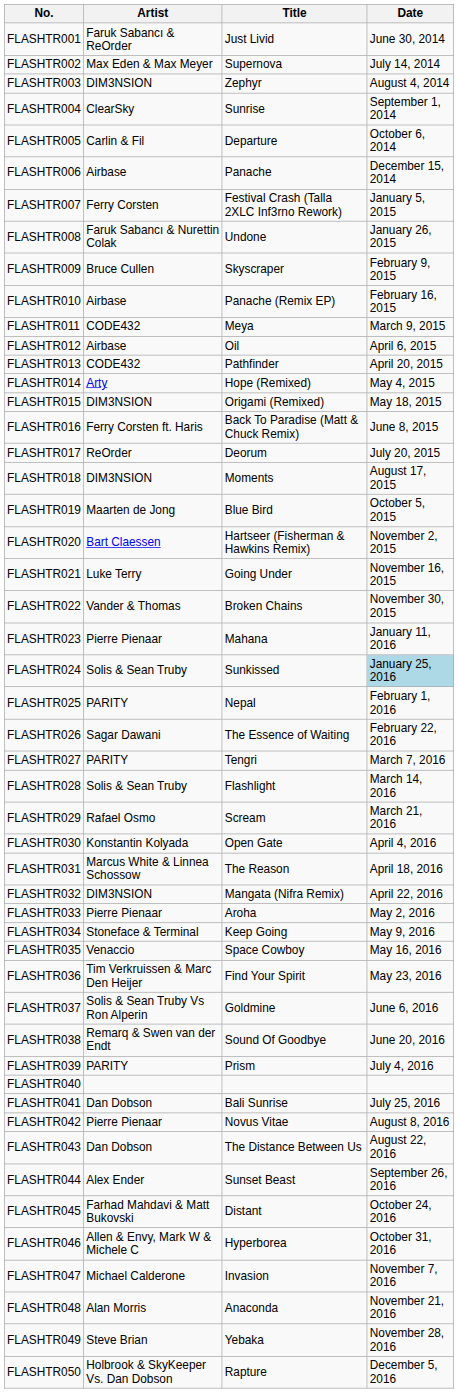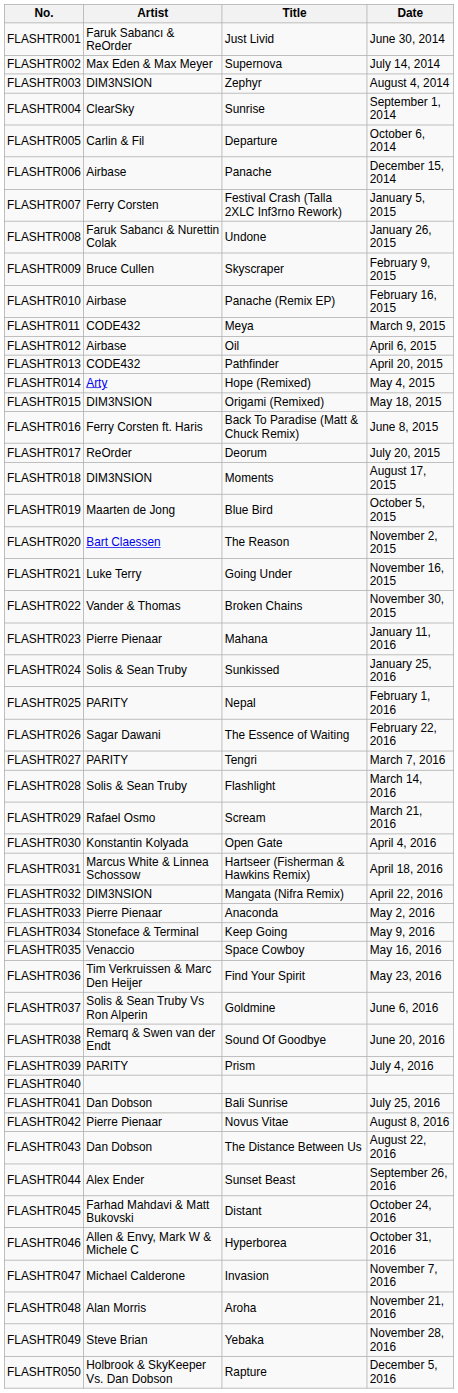(285, 542) Hartseer (Fisherman & Hawkins Remix) -> (257, 542) The Reason
(401, 671) lightblue background -> (401, 671) no background
(257, 869) The Reason -> (285, 869) Hartseer (Fisherman & Hawkins Remix)
(241, 913) Aroha -> (251, 913) Anaconda
(251, 1308) Anaconda -> (241, 1308) Aroha
